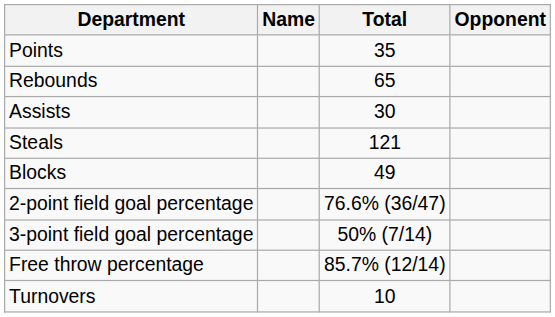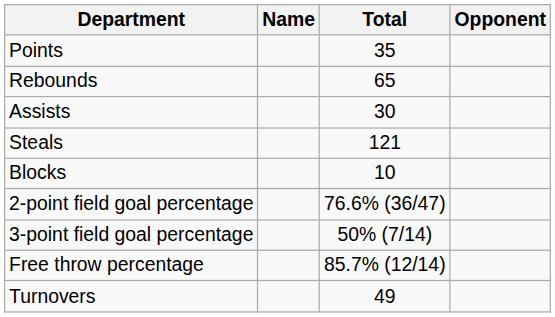(385, 173) 49 -> (385, 173) 10
(385, 296) 10 -> (385, 296) 49
